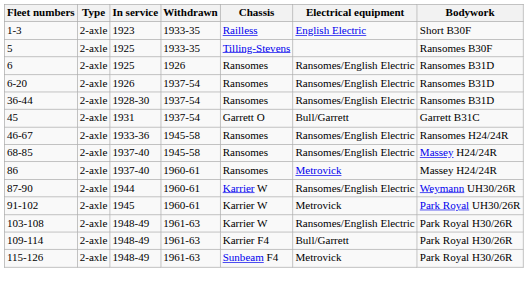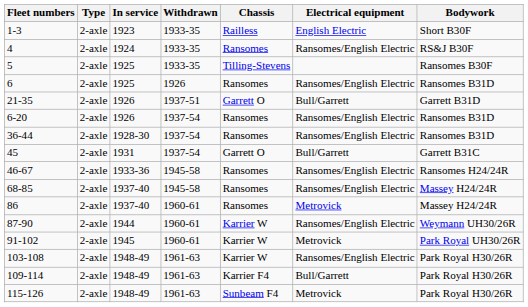+ row: (10, 48)
+ row: (20, 100)
